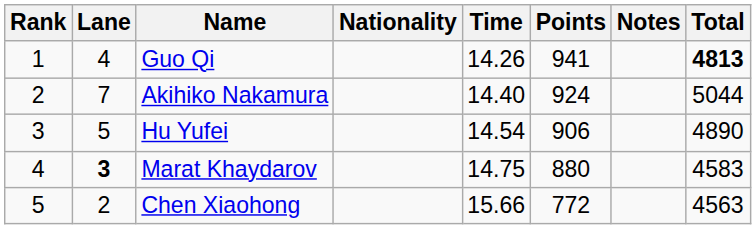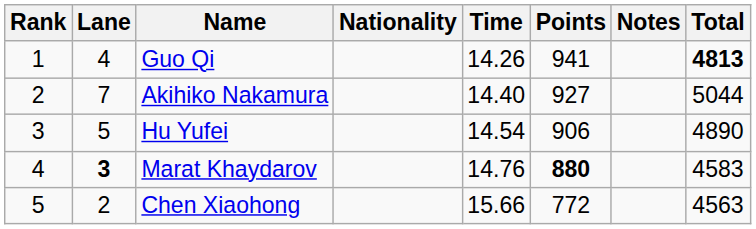(571, 95) 924 -> (571, 95) 927
(496, 168) 14.75 -> (496, 168) 14.76
(571, 168) normal -> (571, 168) bold
